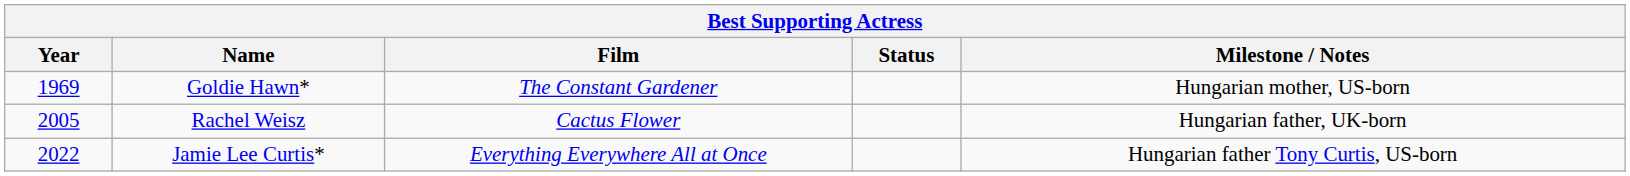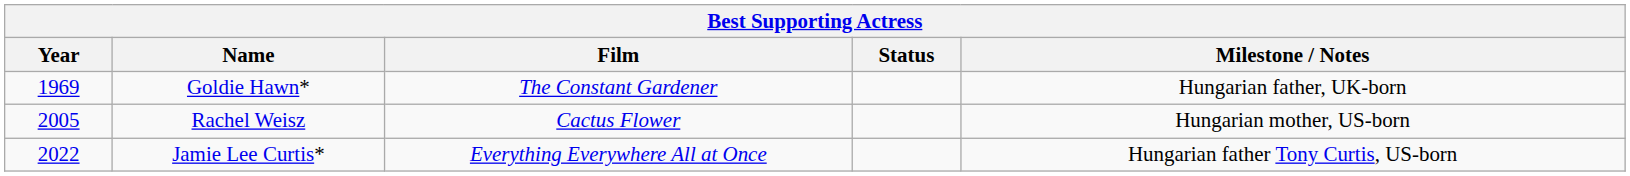(1293, 87) Hungarian mother, US-born -> (1293, 87) Hungarian father, UK-born
(1293, 120) Hungarian father, UK-born -> (1293, 120) Hungarian mother, US-born
